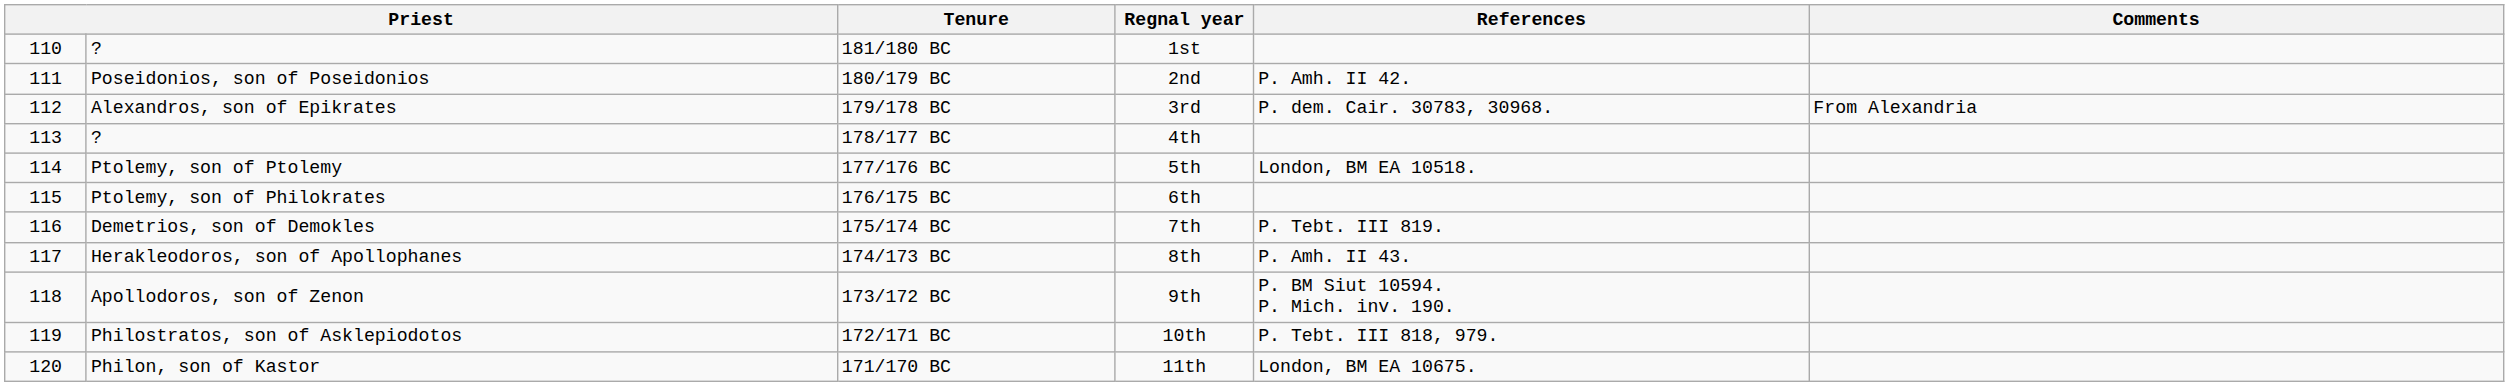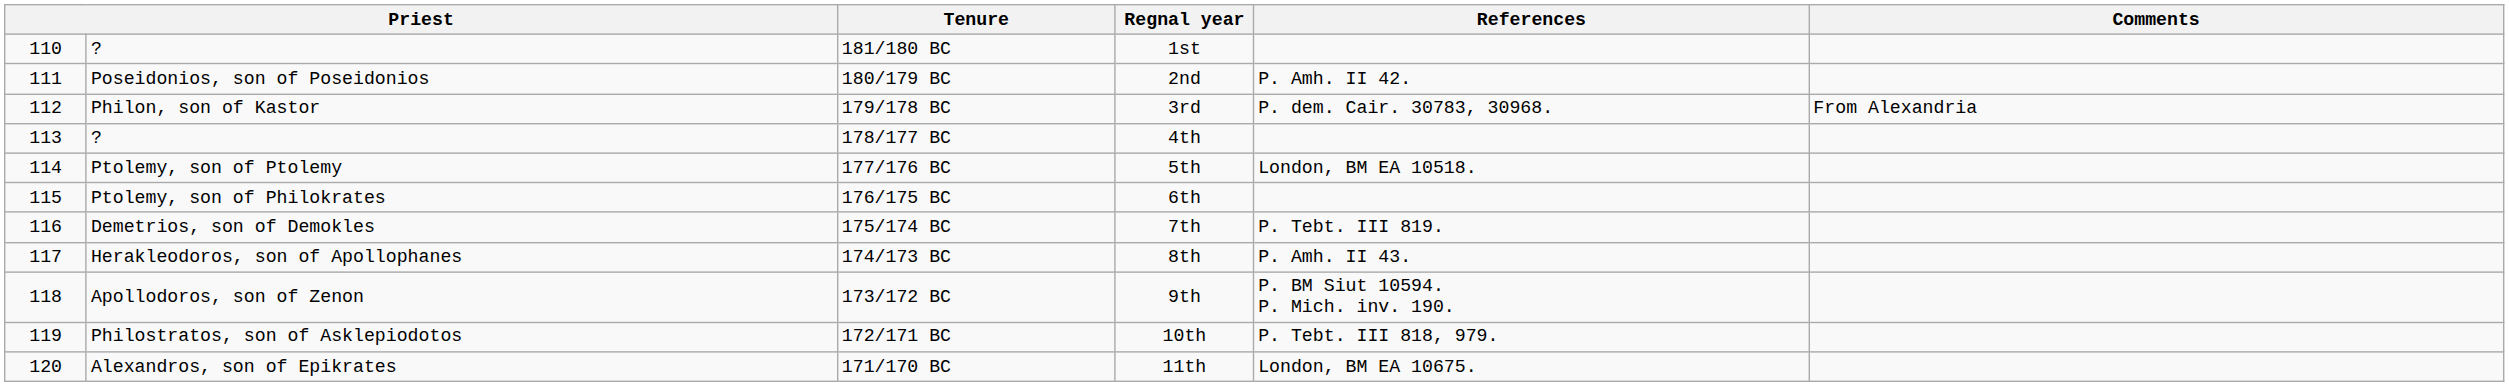(244, 109) Alexandros, son of Epikrates -> (206, 109) Philon, son of Kastor
(206, 367) Philon, son of Kastor -> (244, 367) Alexandros, son of Epikrates
